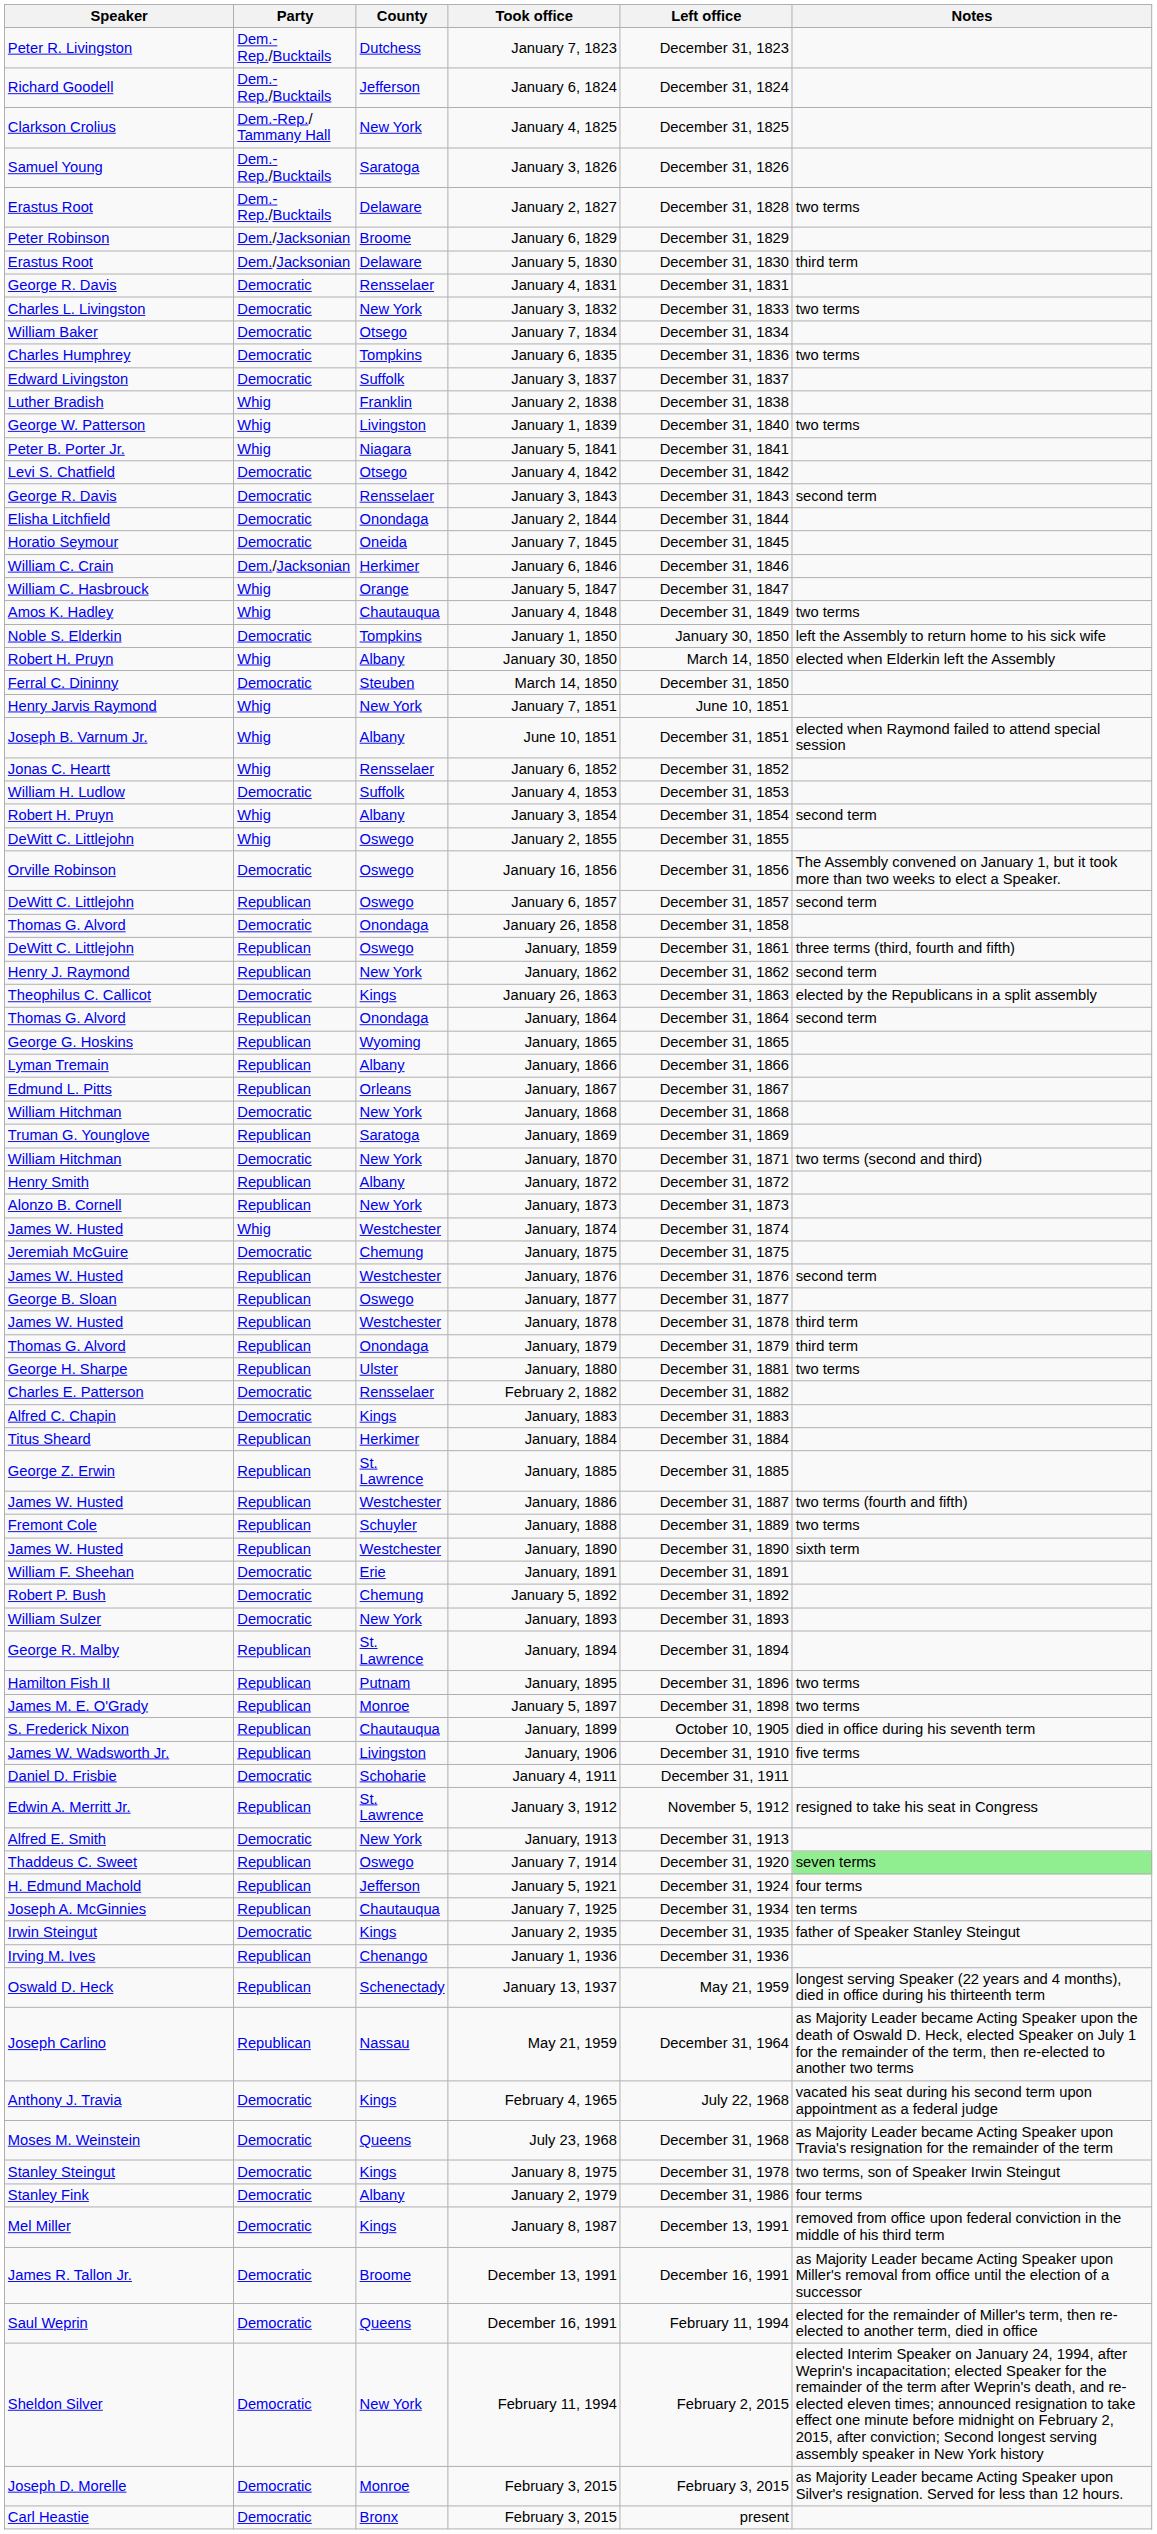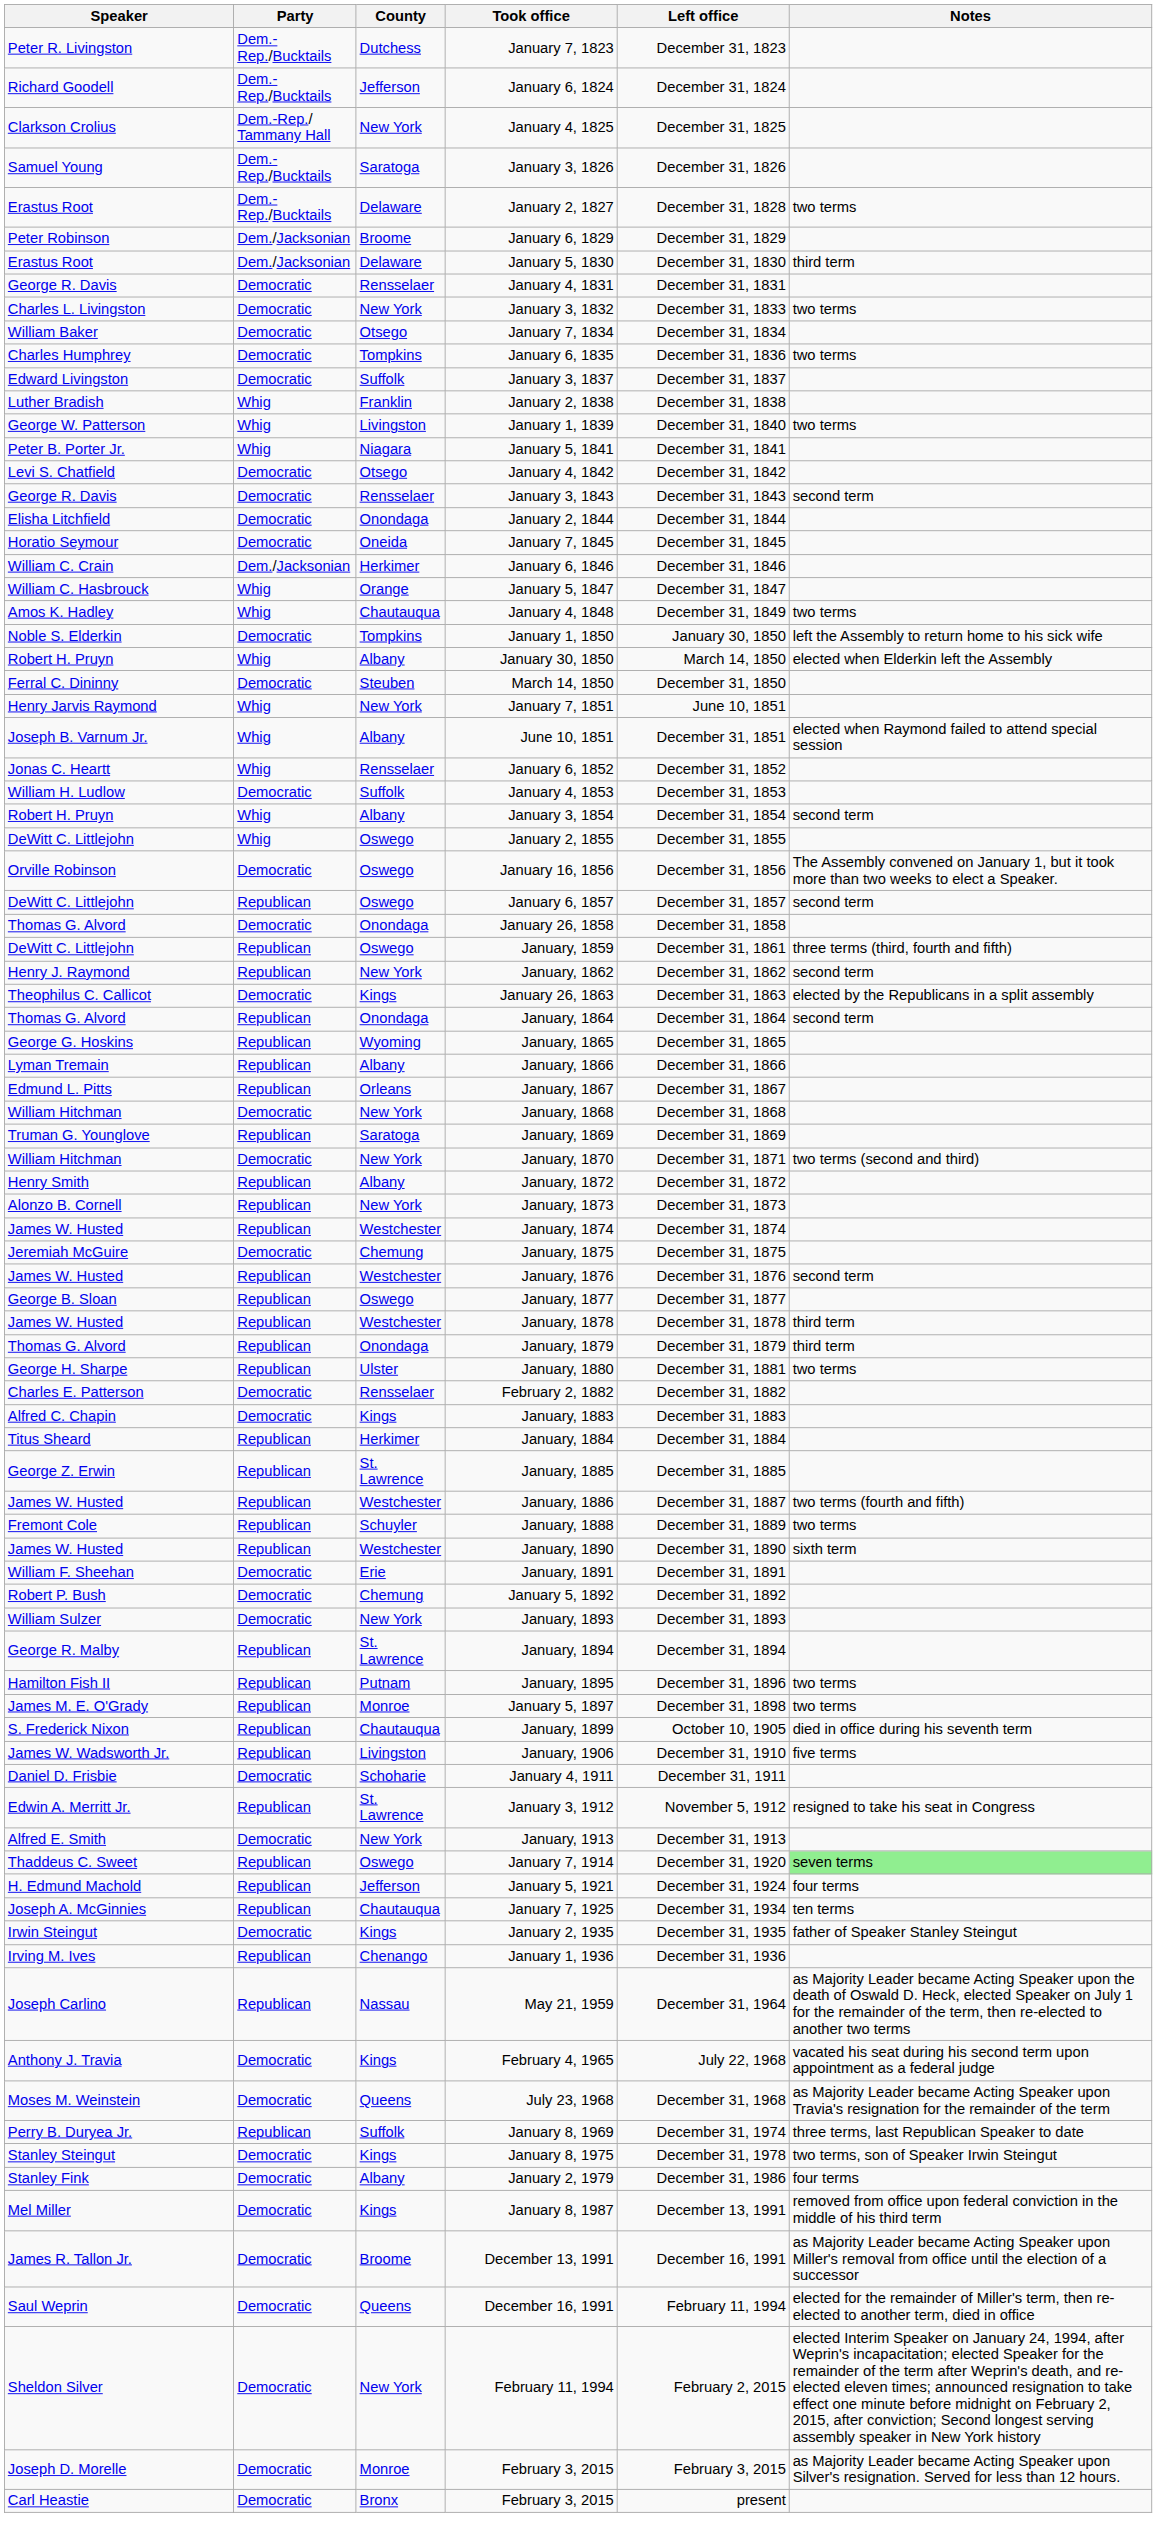(254, 1229) Whig -> (274, 1229) Republican
- row: (61, 1987)
+ row: (70, 2132)
